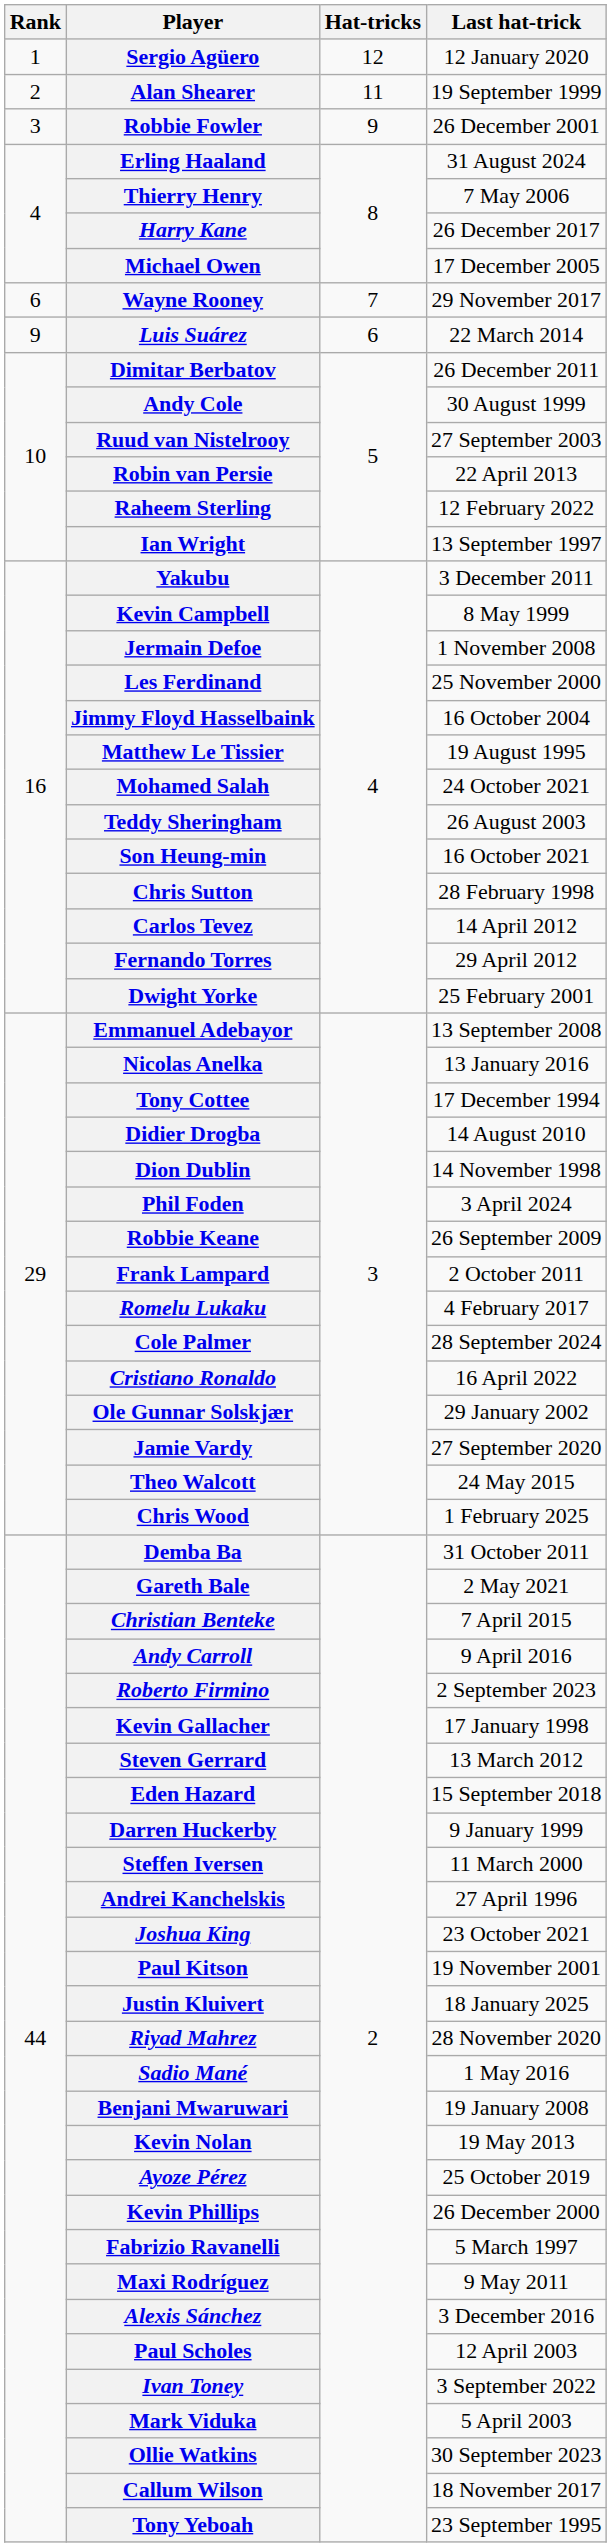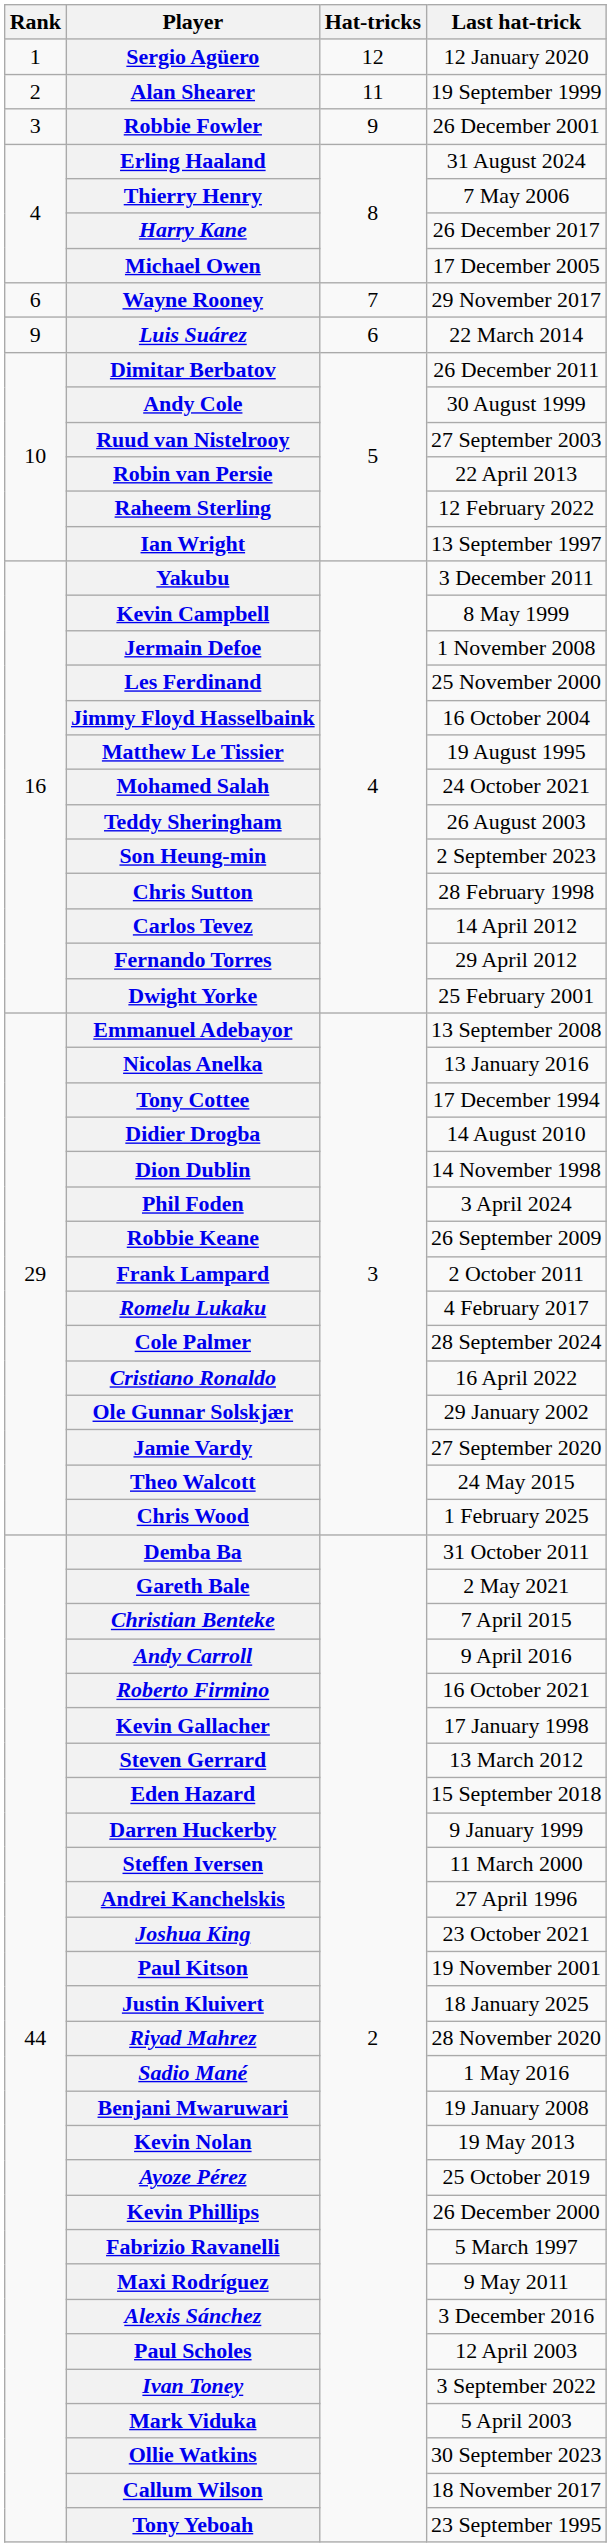(516, 856) 16 October 2021 -> (516, 856) 2 September 2023
(516, 1690) 2 September 2023 -> (516, 1690) 16 October 2021
